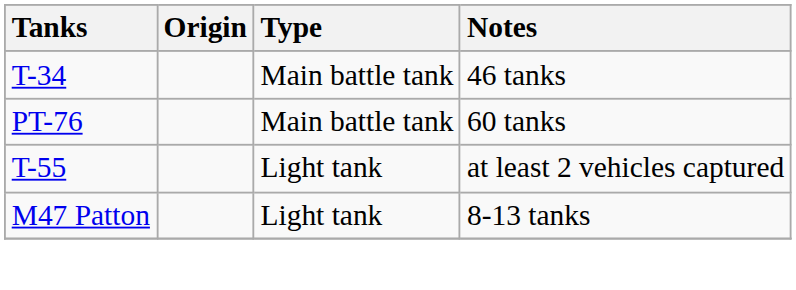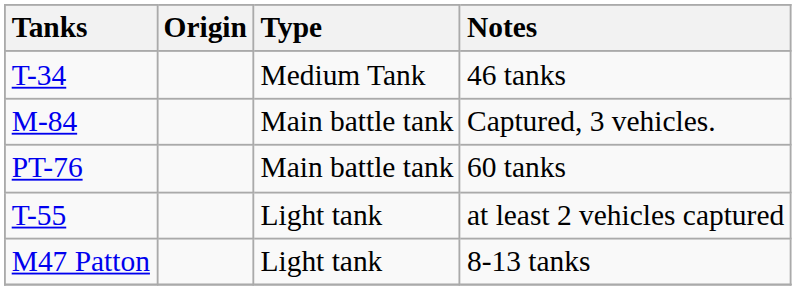(357, 74) Main battle tank -> (343, 74) Medium Tank
+ row: (591, 121)
